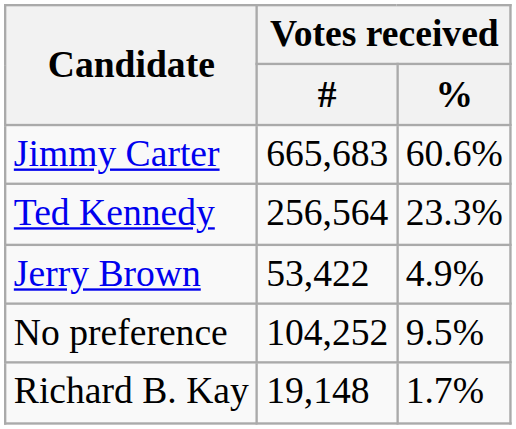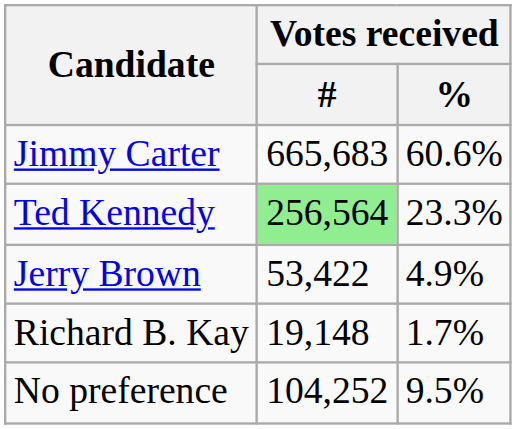(327, 213) no background -> (327, 213) lightgreen background
rows swapped: (131, 392) <-> (121, 332)
